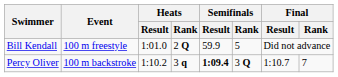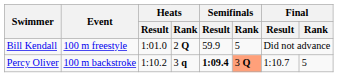(243, 63) no background -> (243, 63) lightsalmon background
(304, 63) 7 -> (304, 63) 5
